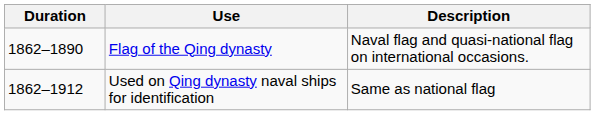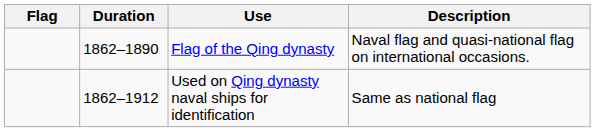+ column: (42, 16)
